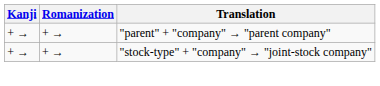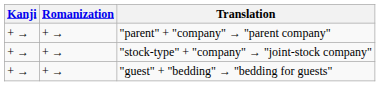+ row: (226, 71)
